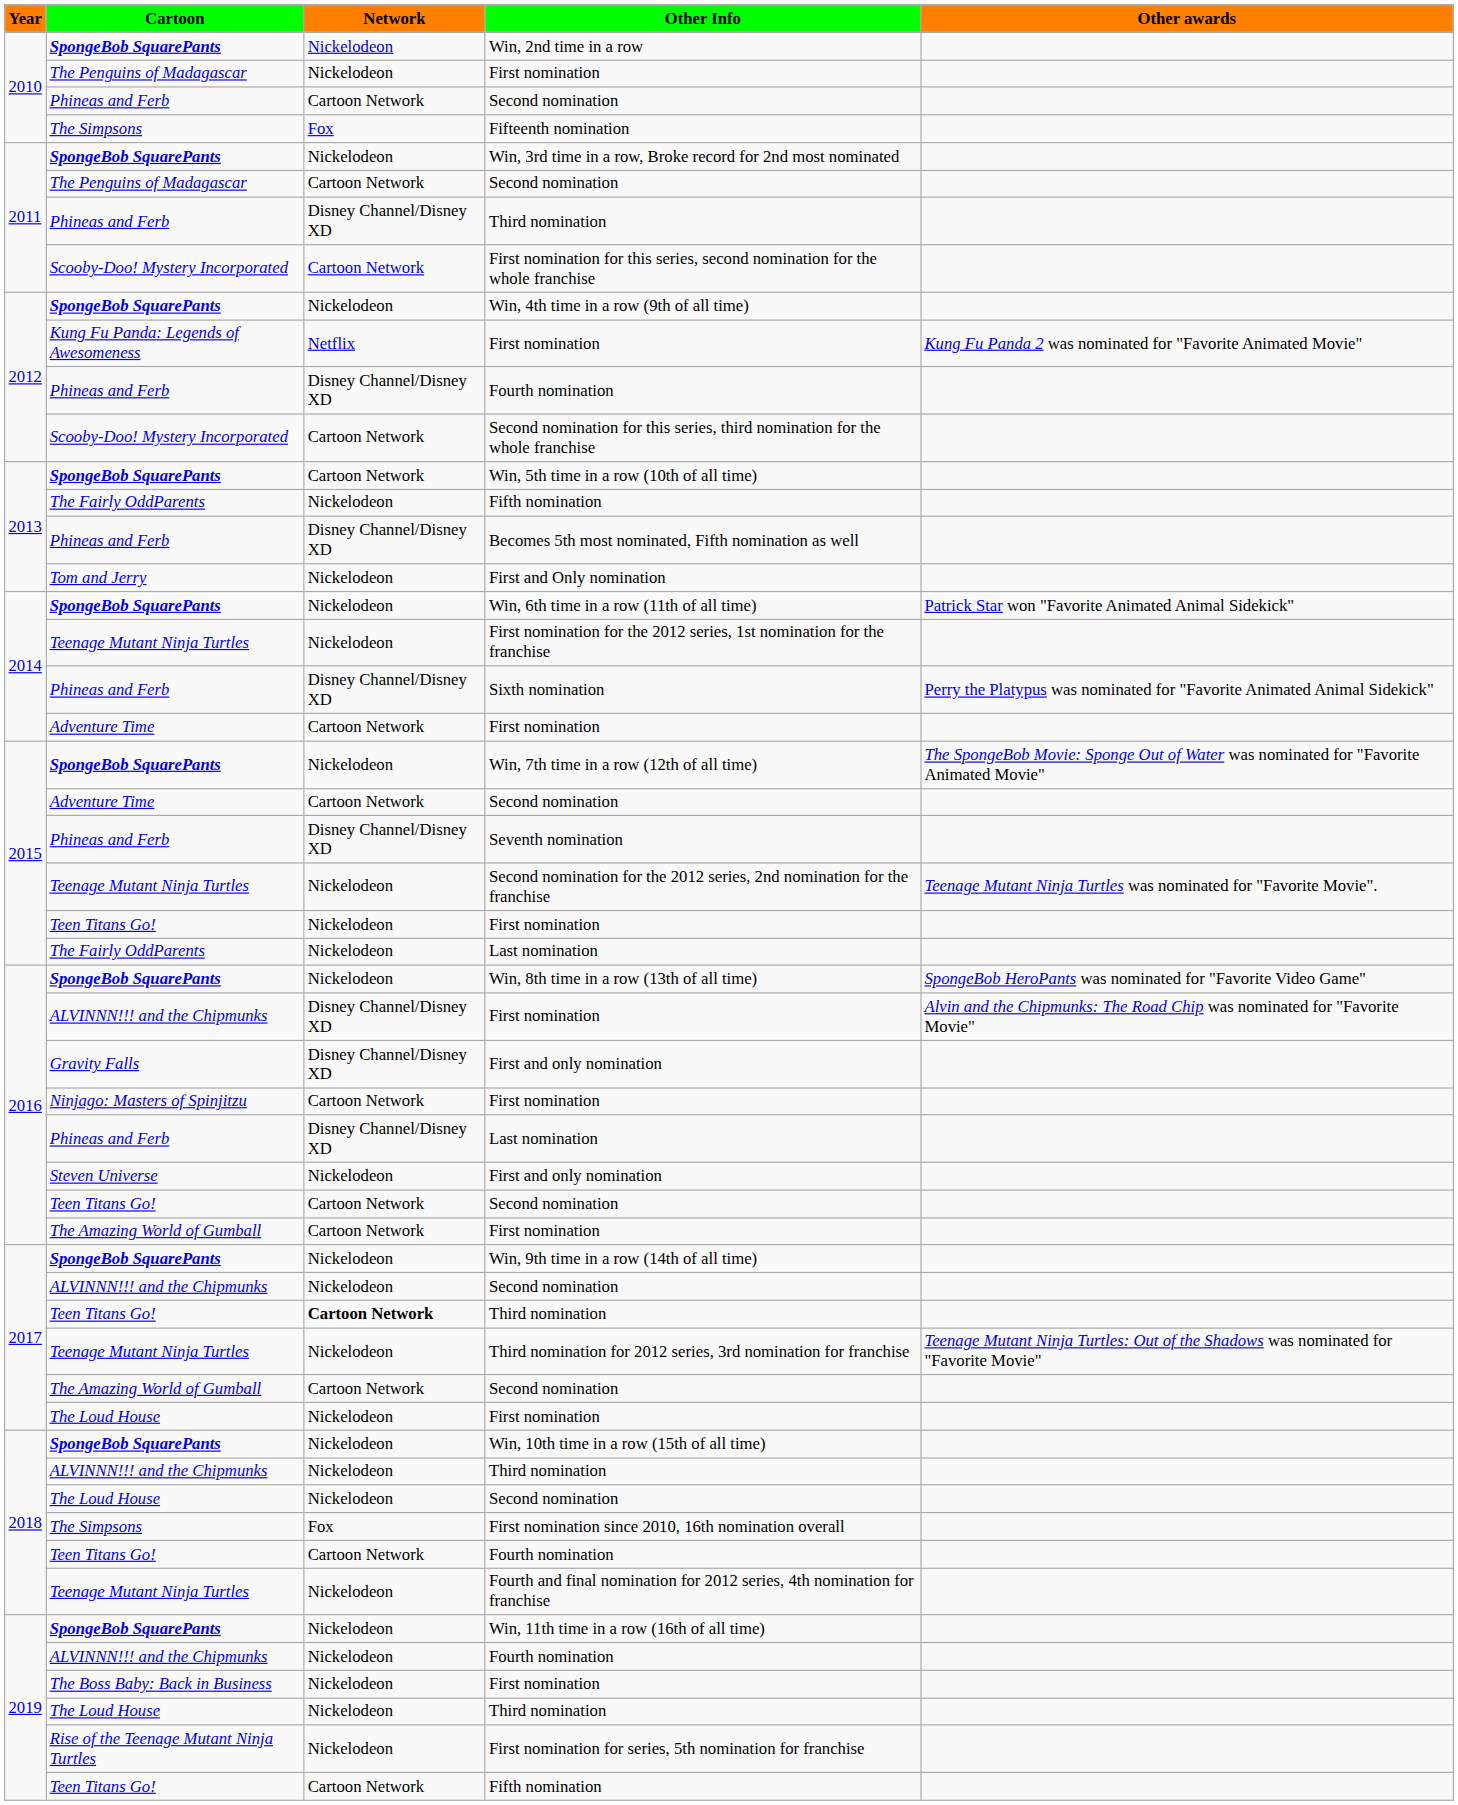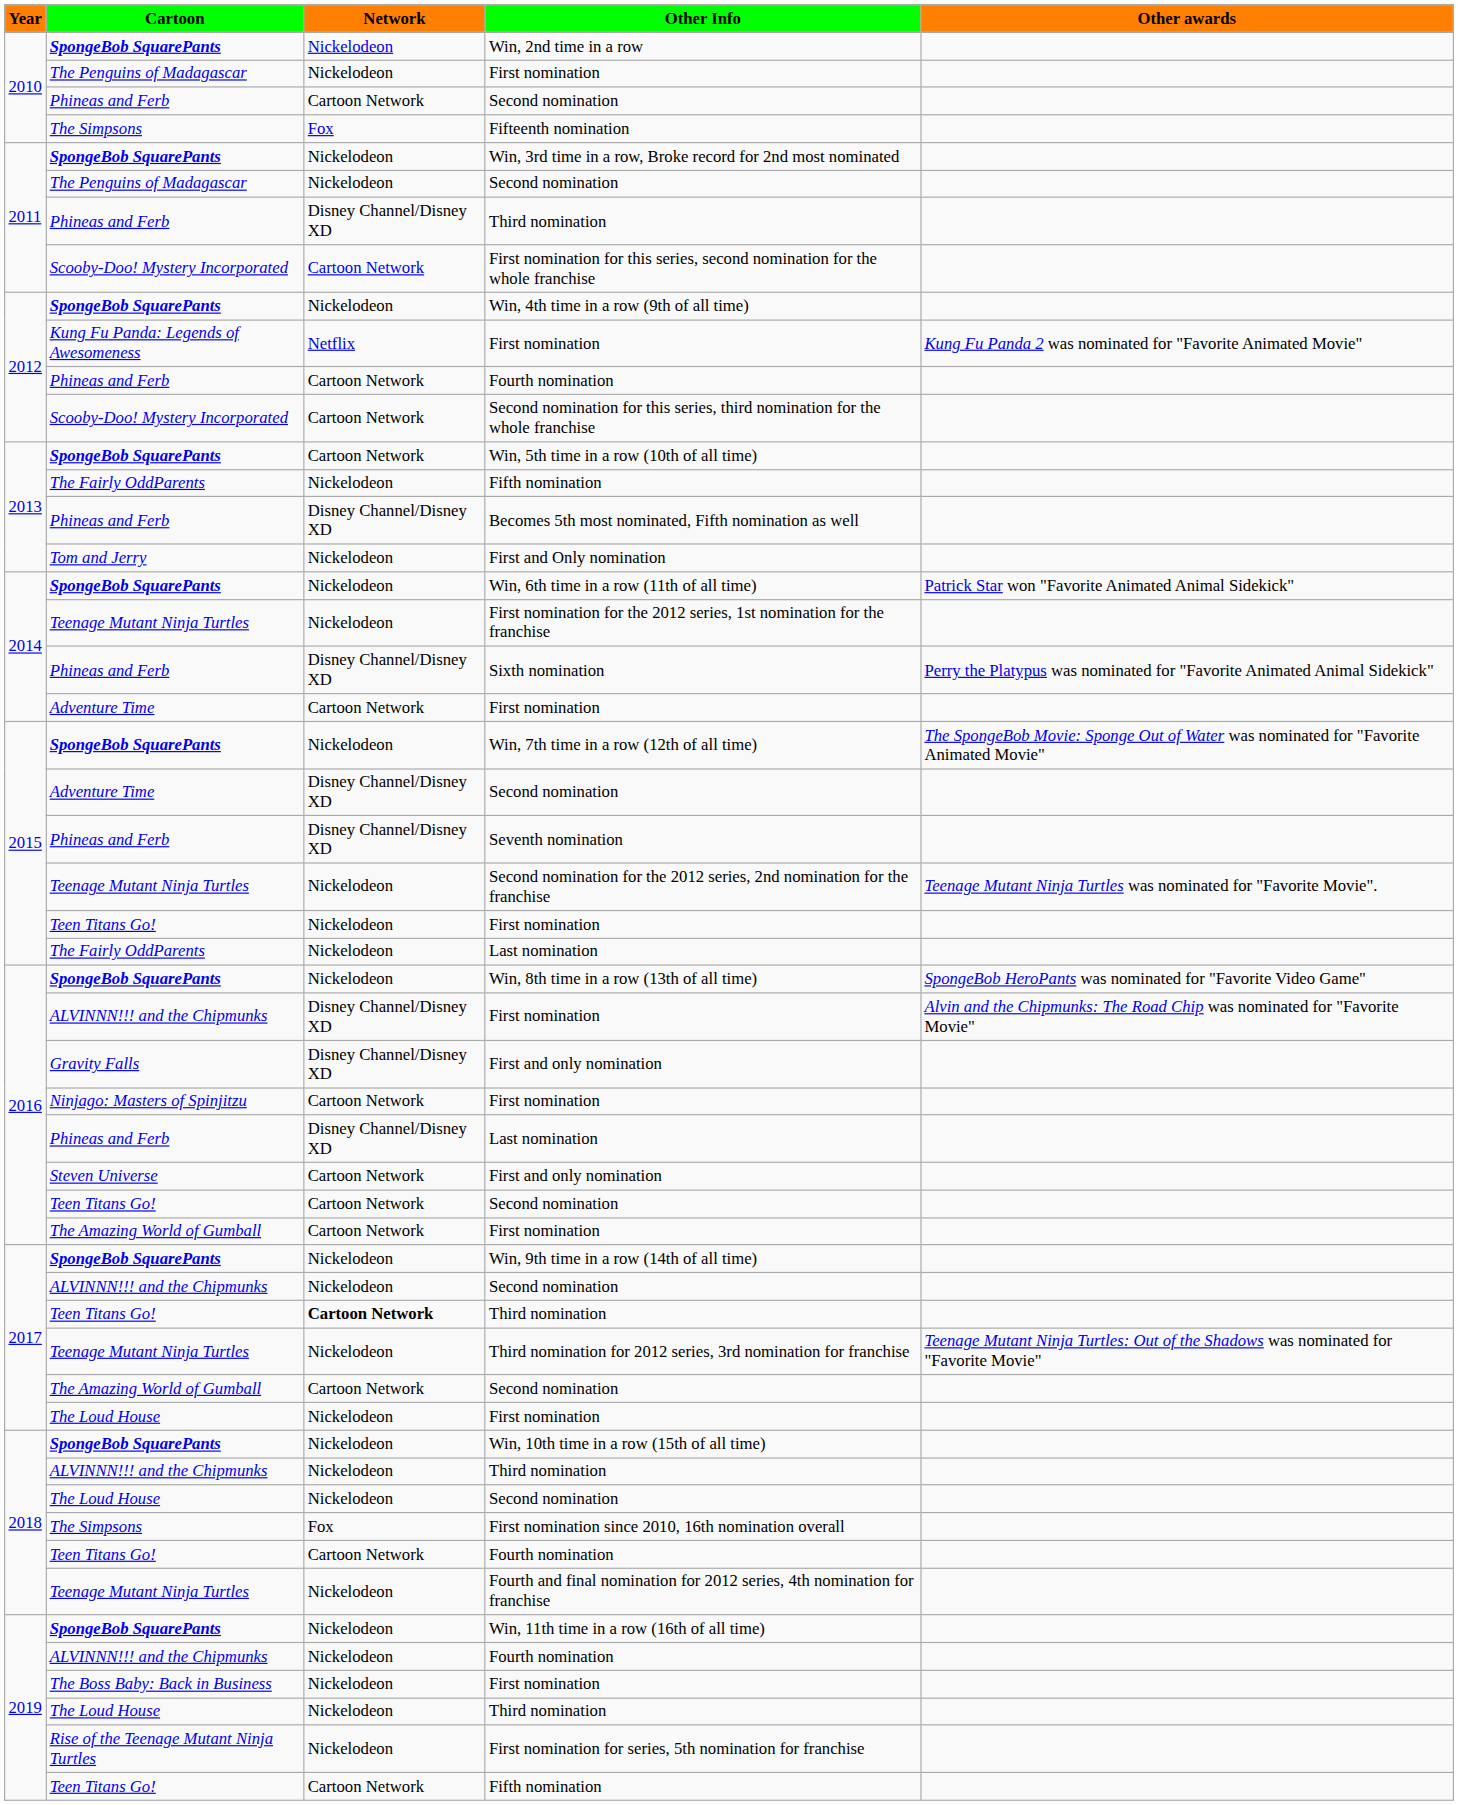(366, 183) Cartoon Network -> (350, 183) Nickelodeon
(387, 390) Disney Channel/Disney XD -> (366, 380) Cartoon Network
(366, 802) Cartoon Network -> (387, 792) Disney Channel/Disney XD
(350, 1176) Nickelodeon -> (366, 1176) Cartoon Network
